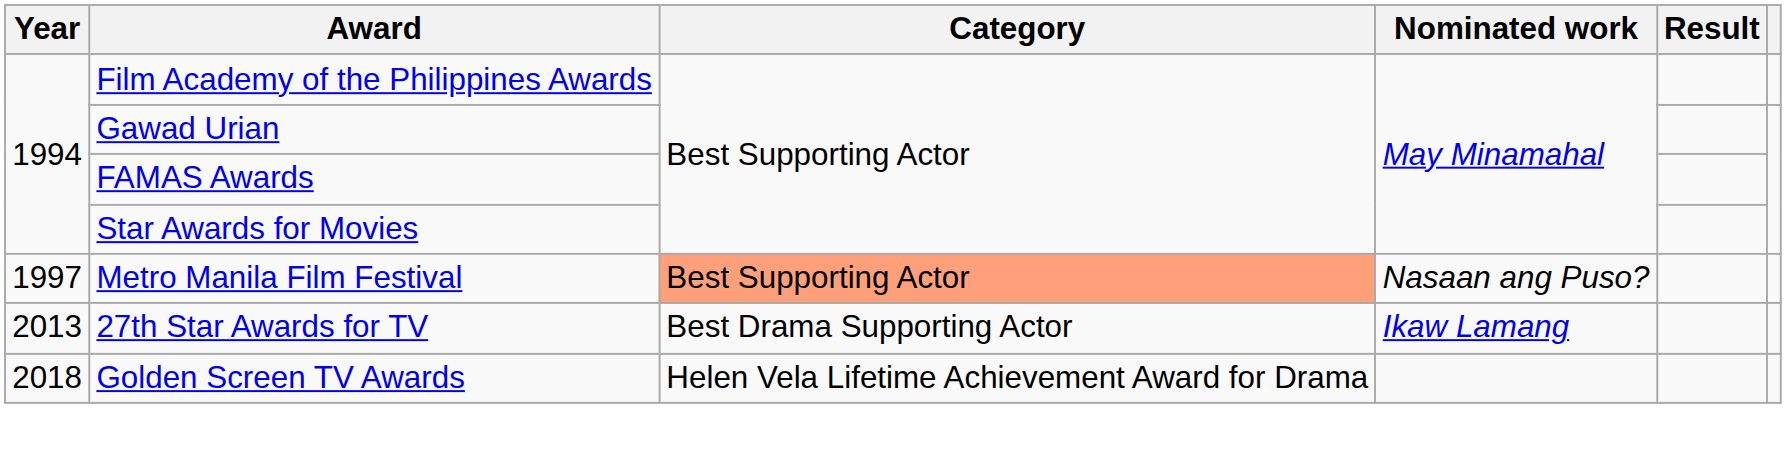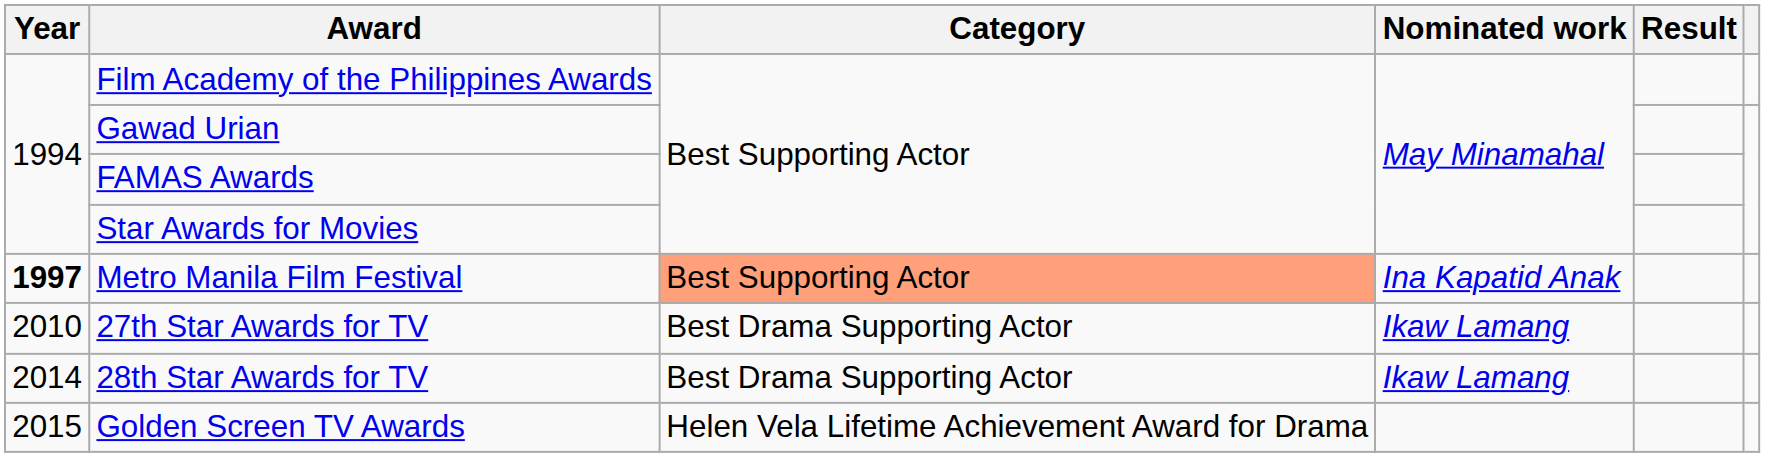(47, 278) normal -> (47, 278) bold
(1516, 278) Nasaan ang Puso? -> (1502, 278) Ina Kapatid Anak
(47, 327) 2013 -> (47, 327) 2010
+ row: (262, 377)
(47, 377) 2018 -> (47, 427) 2015
